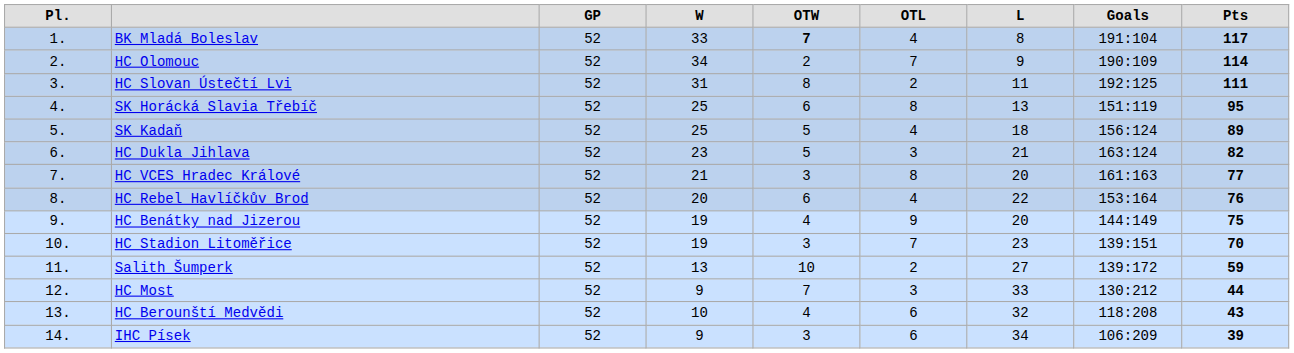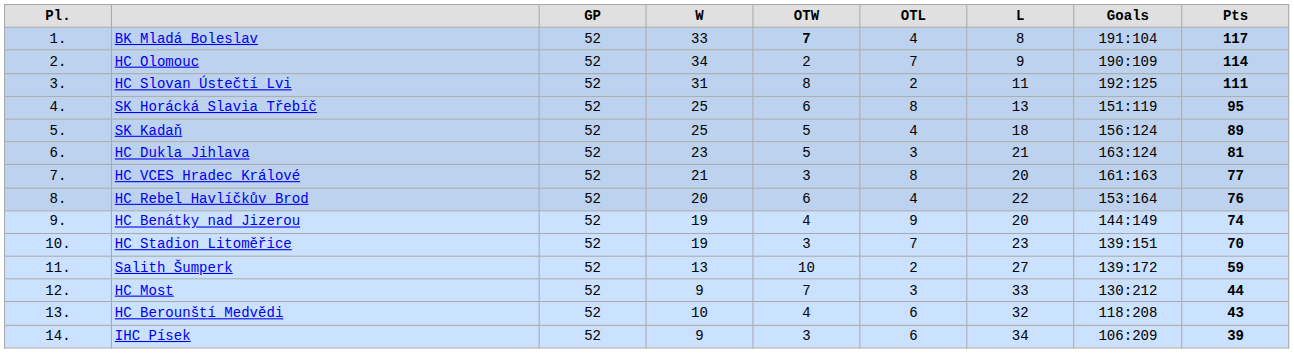(1236, 153) 82 -> (1236, 153) 81
(1236, 222) 75 -> (1236, 222) 74
